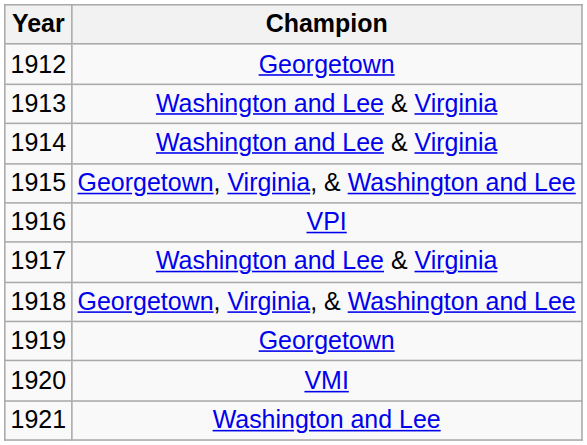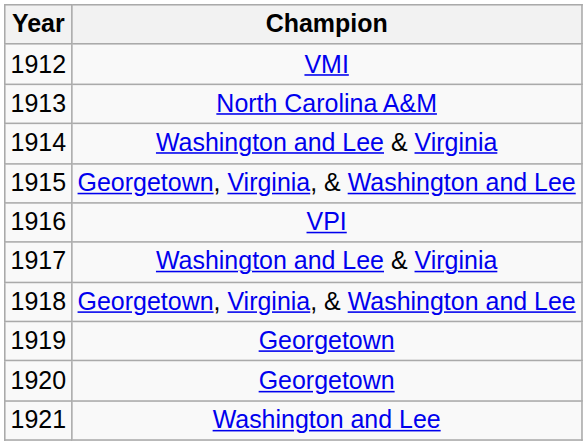(327, 63) Georgetown -> (327, 63) VMI
(327, 103) Washington and Lee & Virginia -> (327, 103) North Carolina A&M
(327, 380) VMI -> (327, 380) Georgetown
